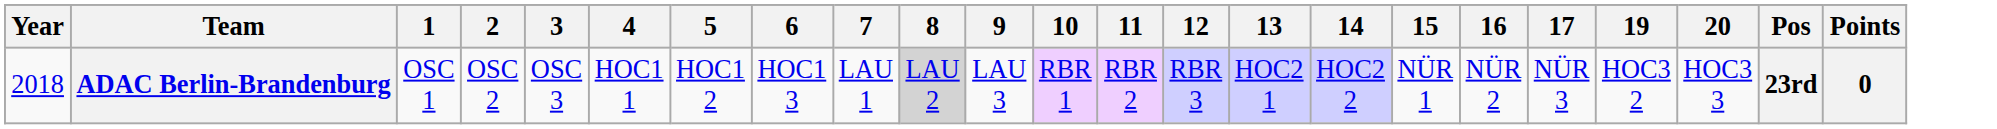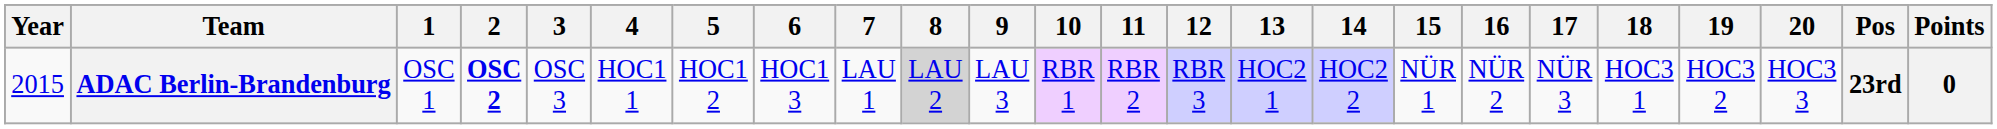+ column: (1639, 25)
(38, 84) 2018 -> (38, 84) 2015
(493, 84) normal -> (494, 84) bold
